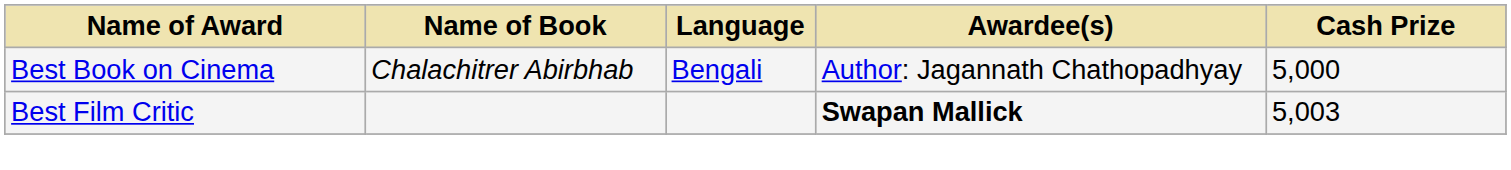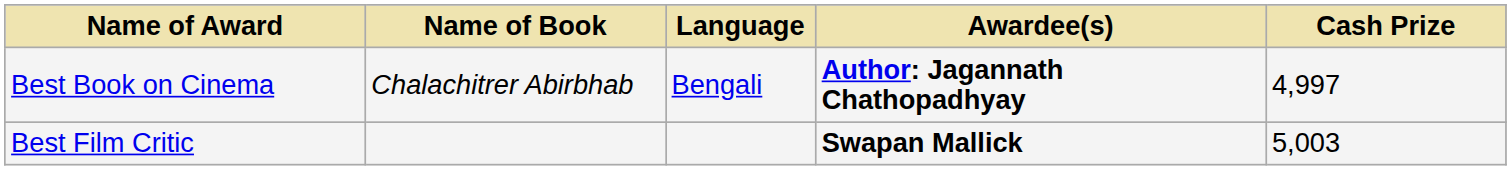(1032, 69) normal -> (943, 84) bold
(1306, 69) 5,000 -> (1306, 84) 4,997
